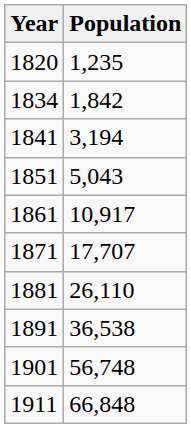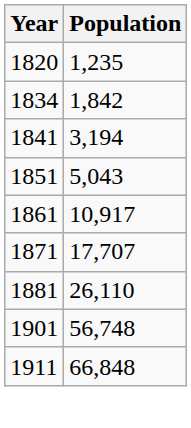- row: (34, 328)
